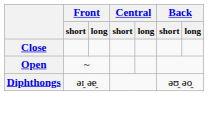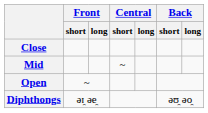+ row: (34, 64)
